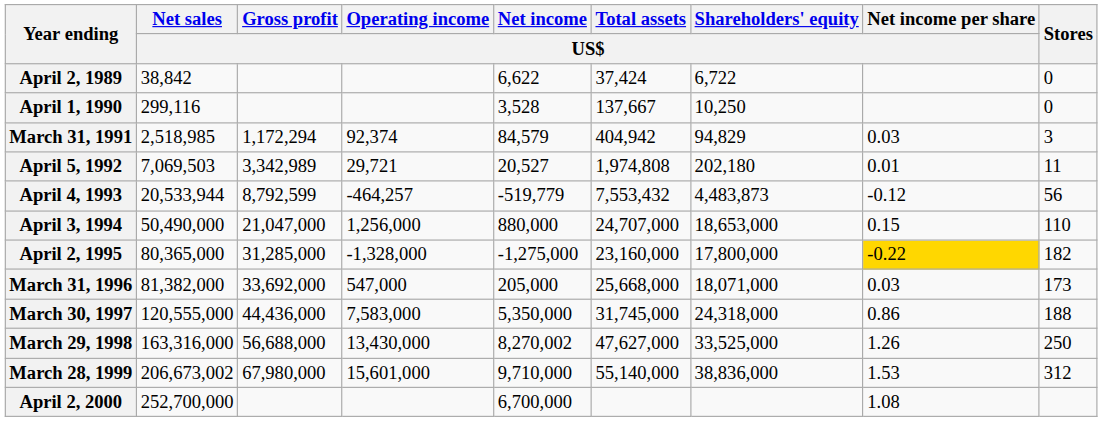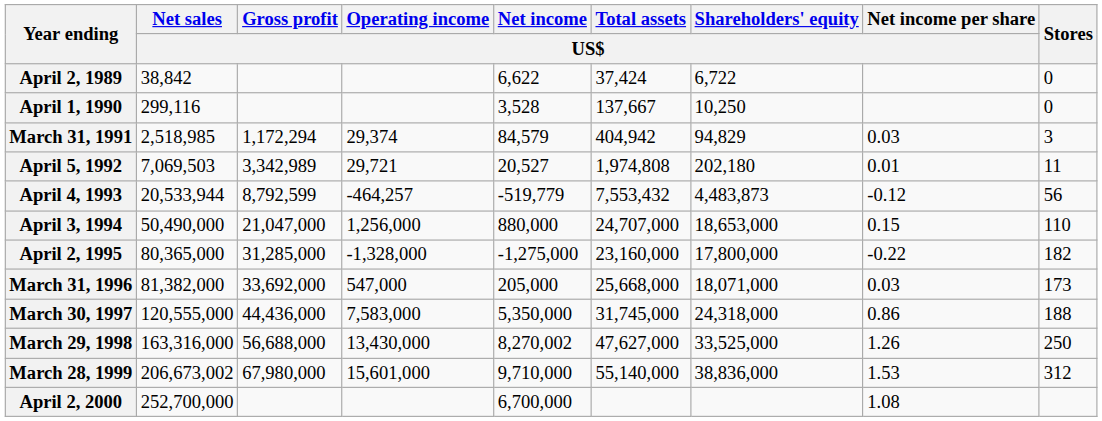(372, 136) 92,374 -> (372, 136) 29,374
(887, 254) gold background -> (887, 254) no background
